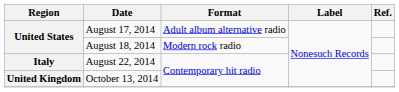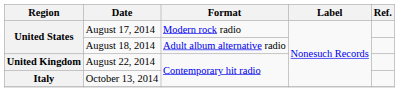(224, 29) Adult album alternative radio -> (202, 29) Modern rock radio
(202, 45) Modern rock radio -> (224, 45) Adult album alternative radio
(44, 62) Italy -> (44, 62) United Kingdom
(44, 78) United Kingdom -> (44, 78) Italy
